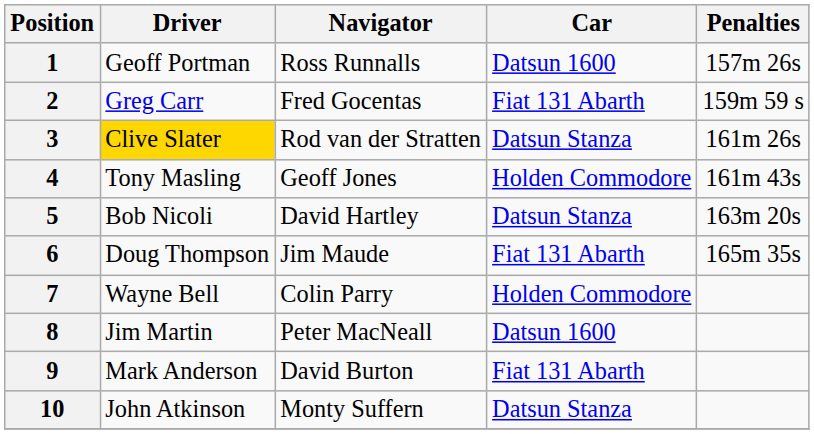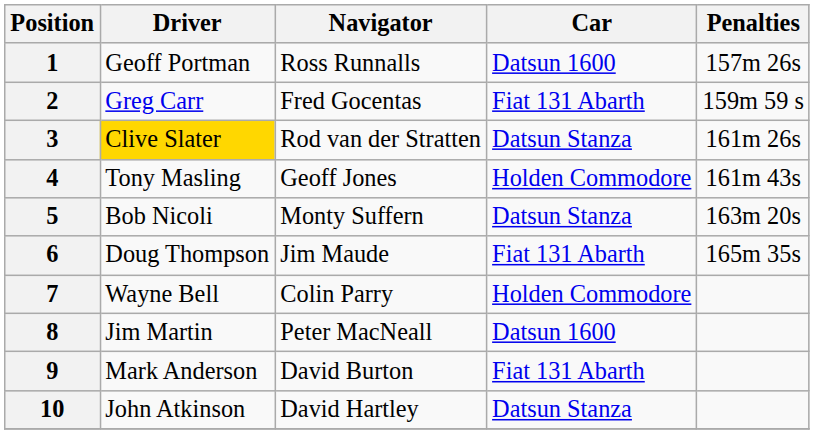(350, 216) David Hartley -> (352, 216) Monty Suffern
(352, 409) Monty Suffern -> (350, 409) David Hartley
